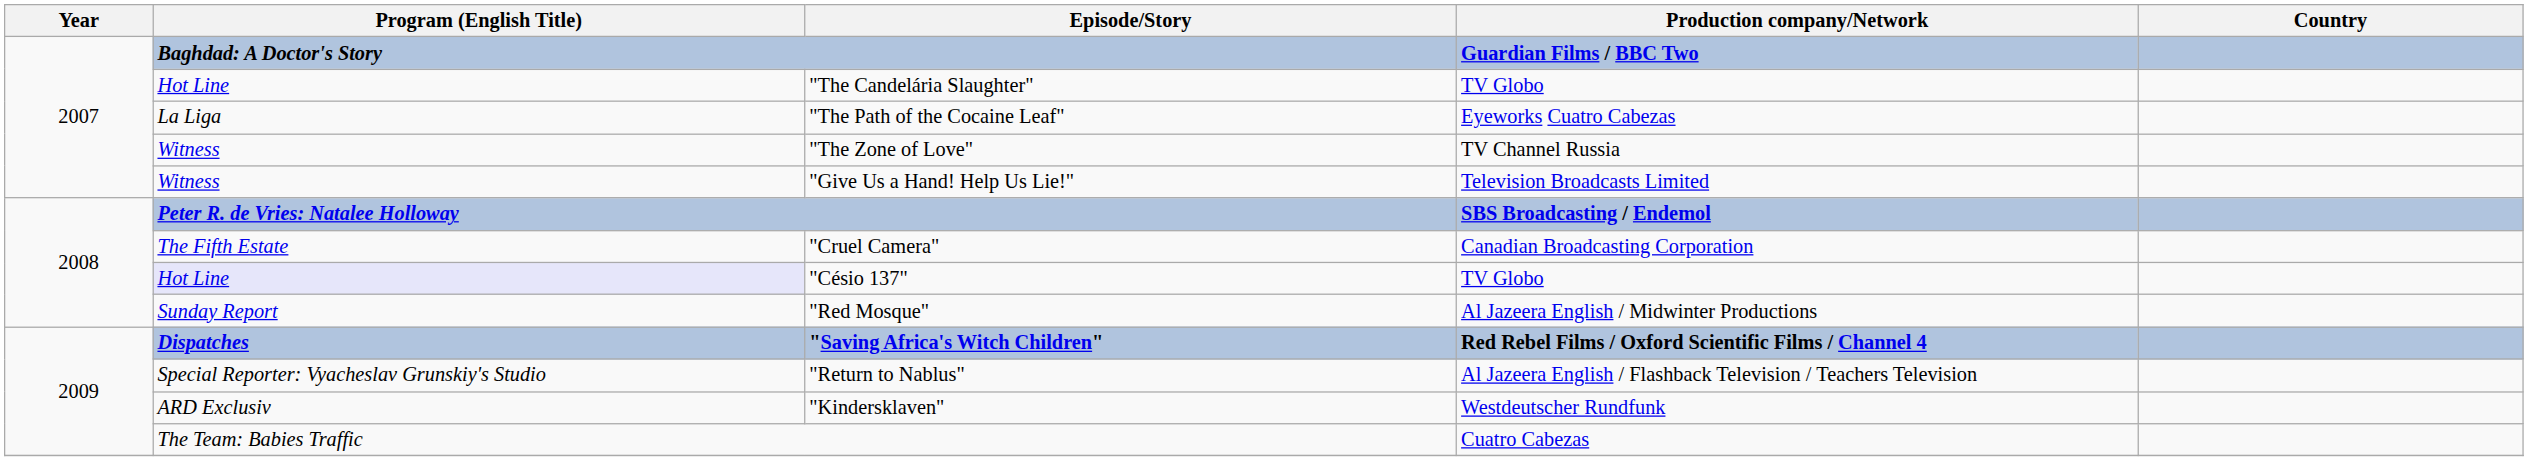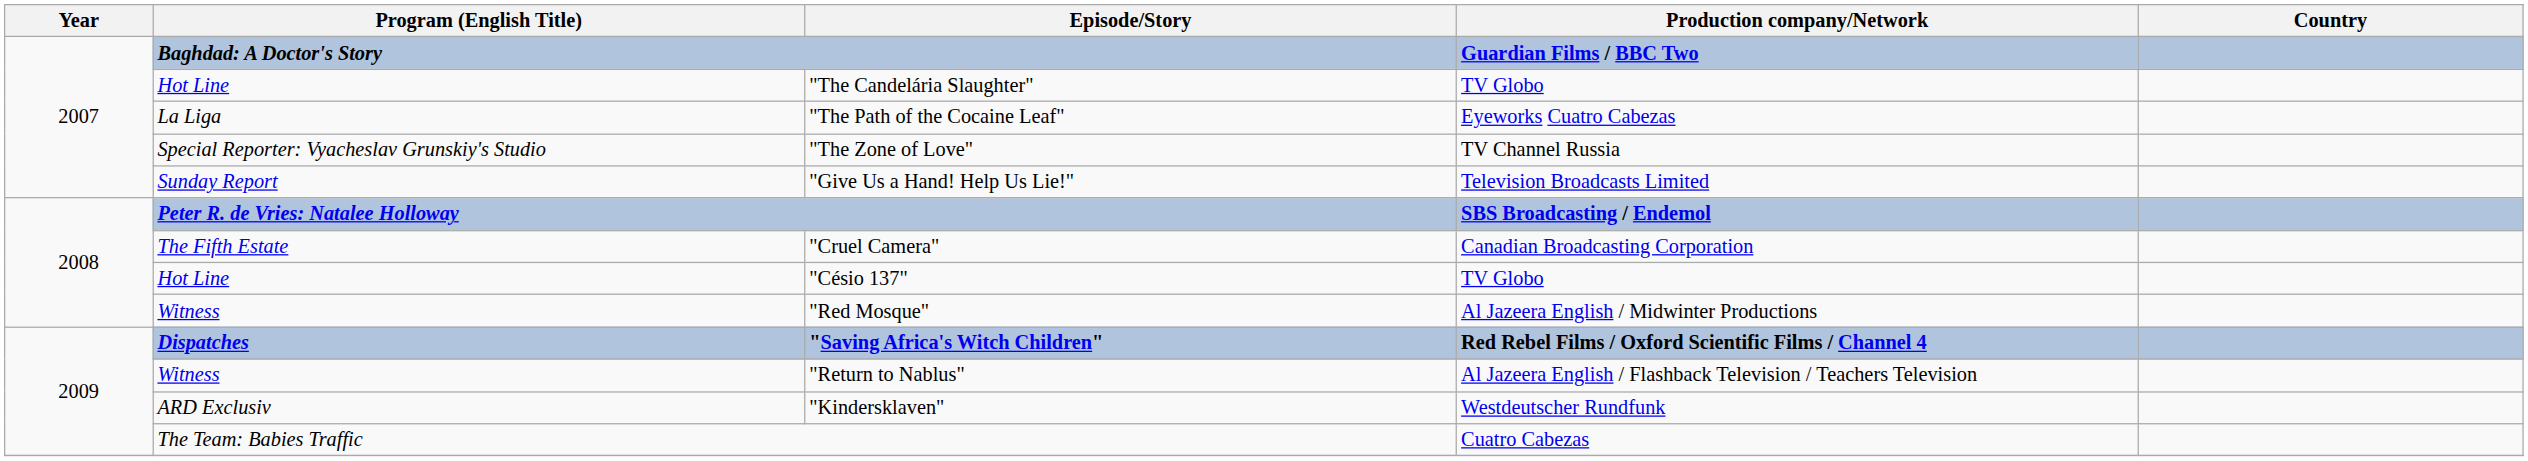(188, 149) Witness -> (352, 149) Special Reporter: Vyacheslav Grunskiy's Studio
(188, 181) Witness -> (218, 181) Sunday Report
(193, 278) lavender background -> (193, 278) no background
(218, 310) Sunday Report -> (188, 310) Witness
(352, 375) Special Reporter: Vyacheslav Grunskiy's Studio -> (188, 375) Witness
